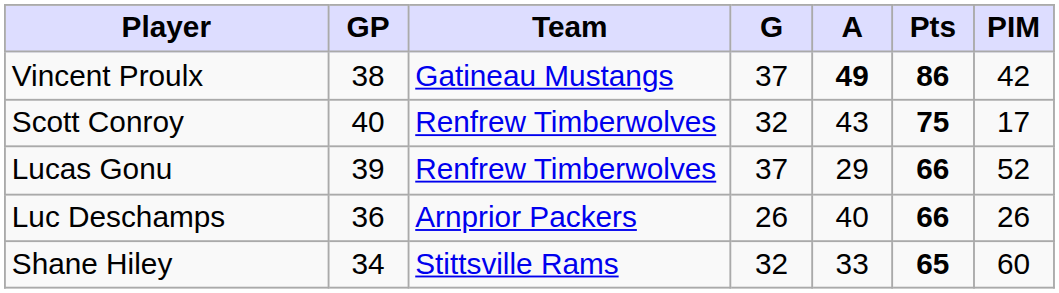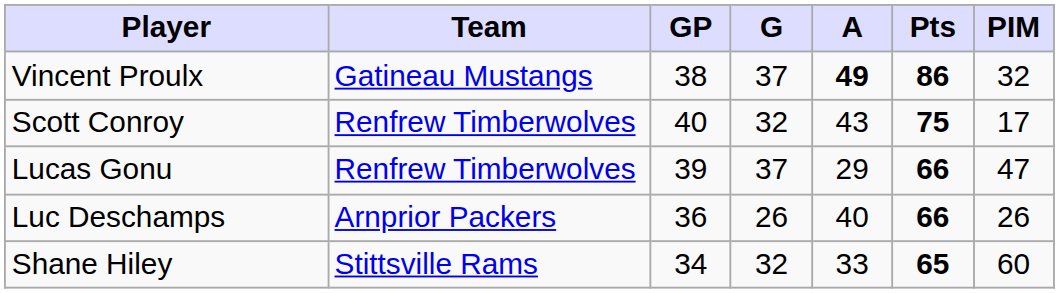columns swapped: (570, 28) <-> (368, 28)
(1014, 75) 42 -> (1014, 75) 32
(1014, 169) 52 -> (1014, 169) 47
